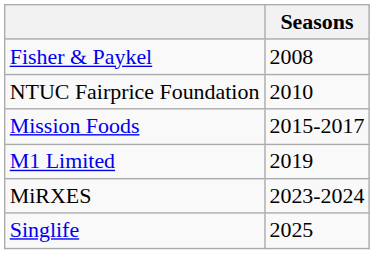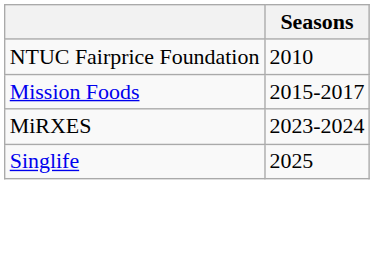- row: (81, 56)
- row: (62, 160)
